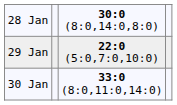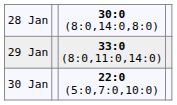(112, 52) 22:0 (5:0,7:0,10:0) -> (112, 52) 33:0 (8:0,11:0,14:0)
(112, 84) 33:0 (8:0,11:0,14:0) -> (112, 84) 22:0 (5:0,7:0,10:0)
